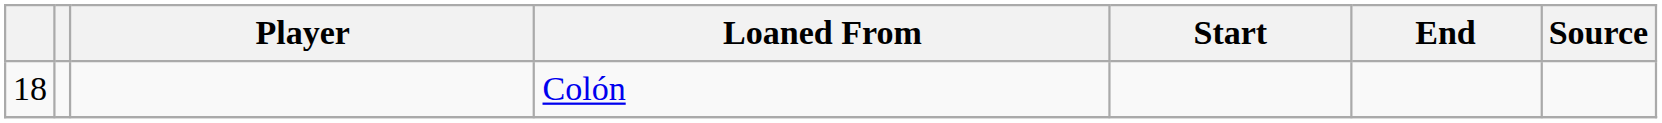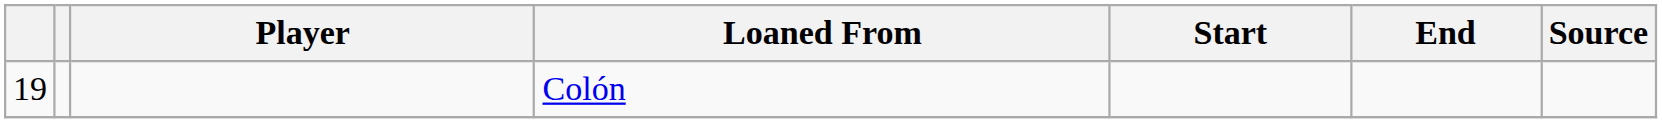(30, 88) 18 -> (30, 88) 19
